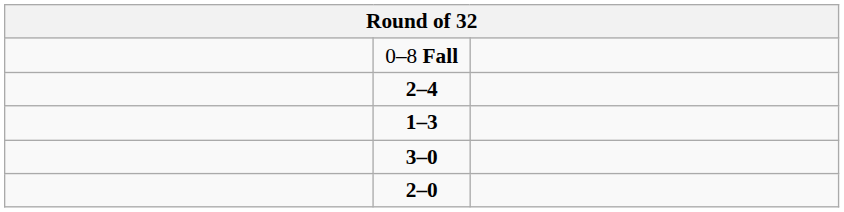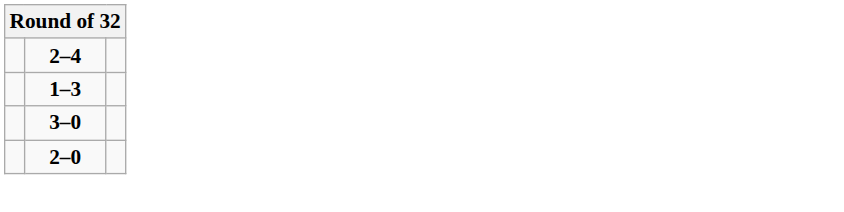- row: (422, 55)
